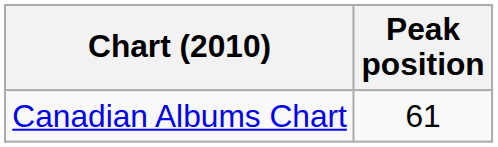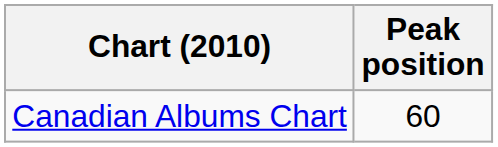(423, 115) 61 -> (423, 115) 60
